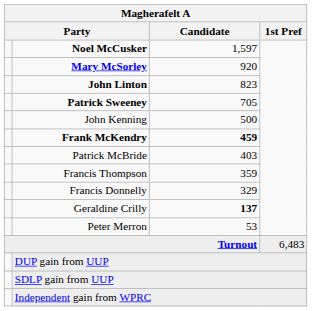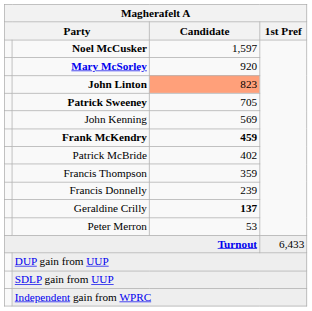(249, 84) no background -> (249, 84) lightsalmon background
(249, 119) 500 -> (249, 119) 569
(249, 155) 403 -> (249, 155) 402
(249, 191) 329 -> (249, 191) 239
(292, 244) 6,483 -> (292, 244) 6,433
